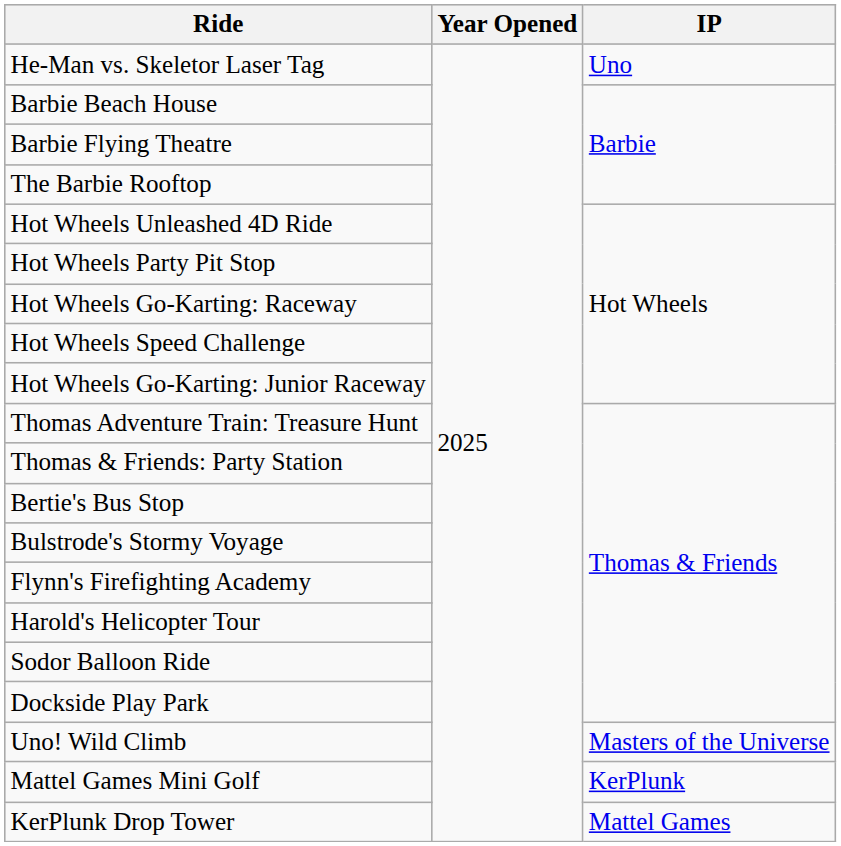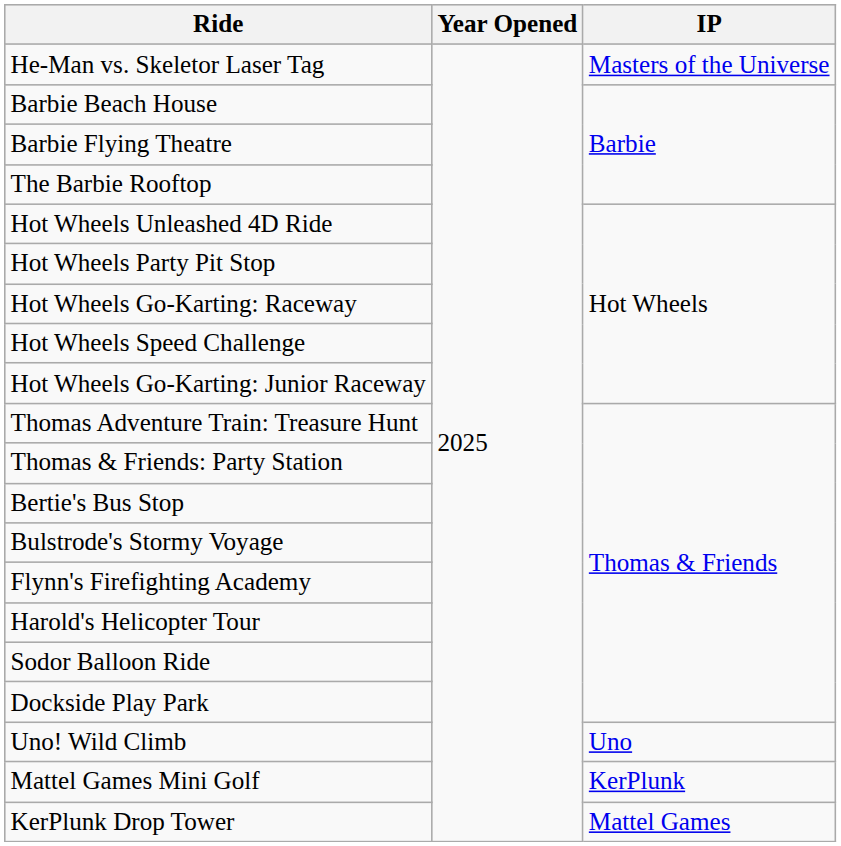(610, 64) Uno -> (709, 64) Masters of the Universe
(709, 741) Masters of the Universe -> (610, 741) Uno
